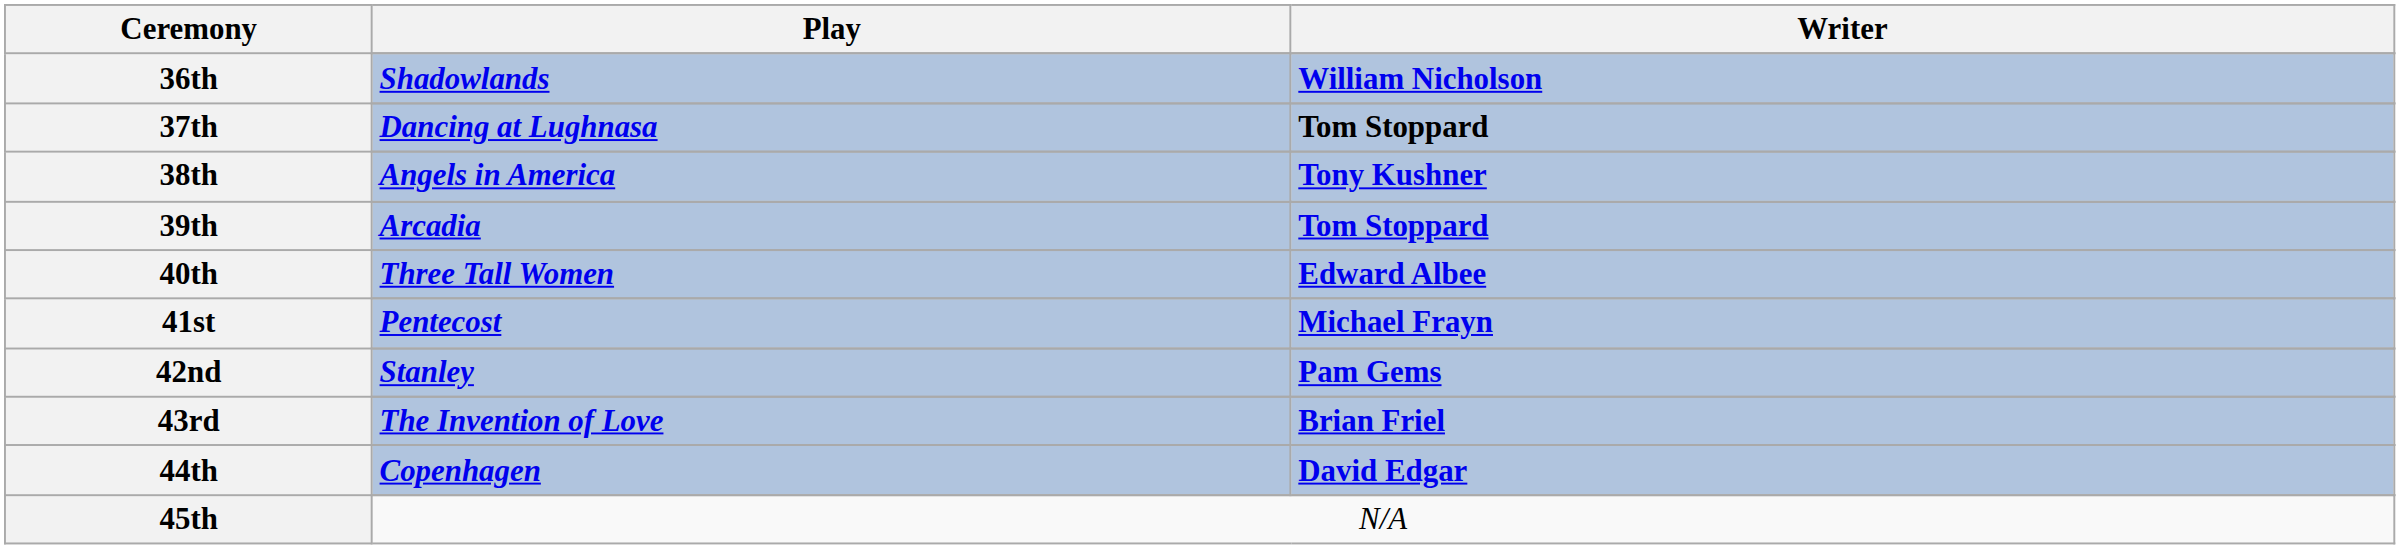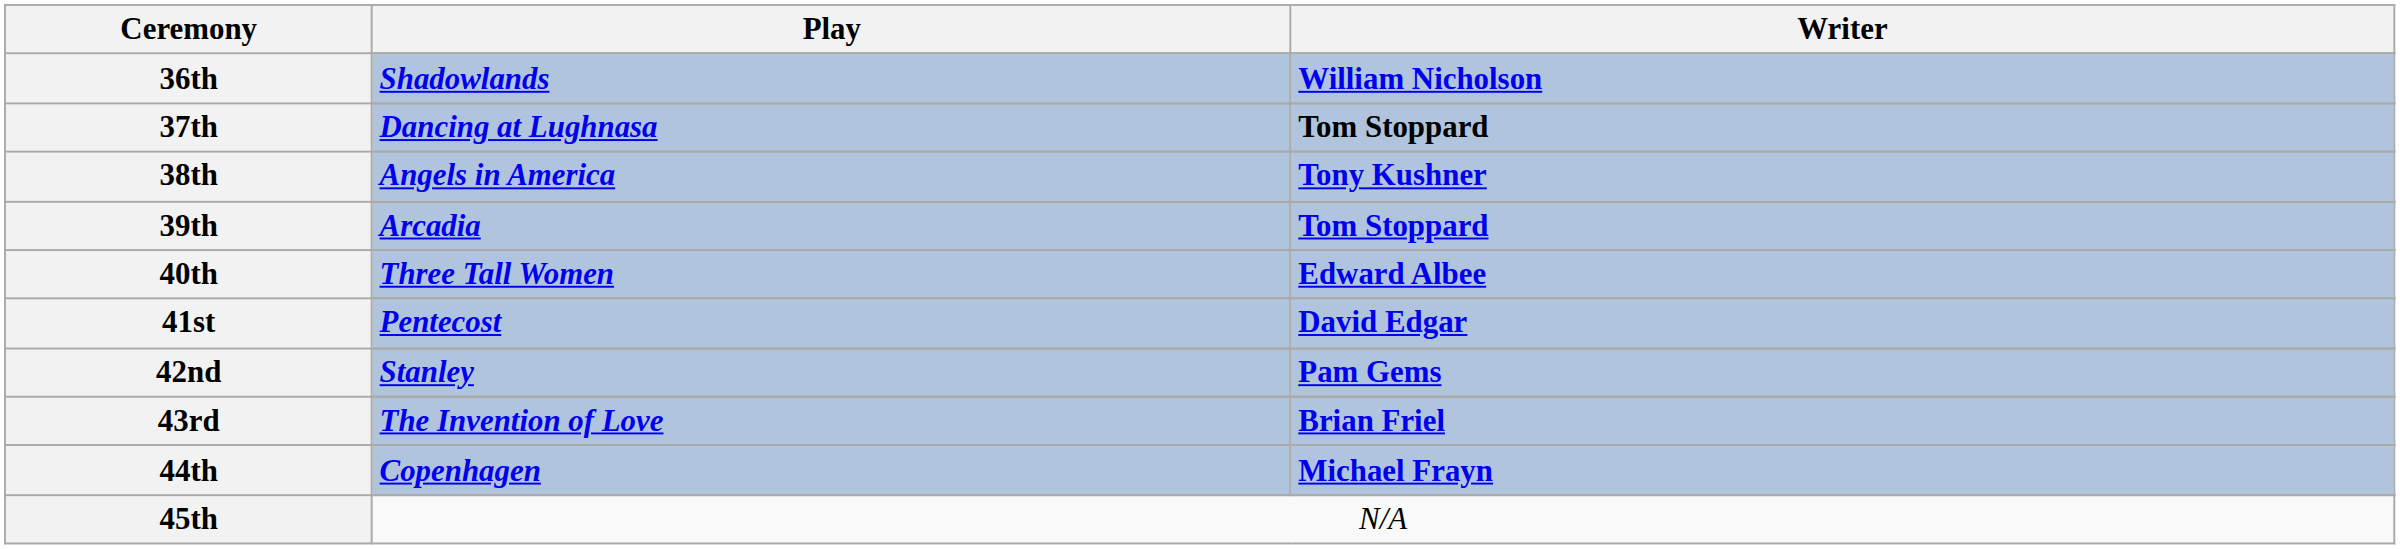(1396, 322) Michael Frayn -> (1383, 322) David Edgar
(1383, 469) David Edgar -> (1396, 469) Michael Frayn
